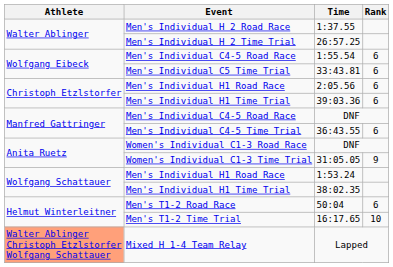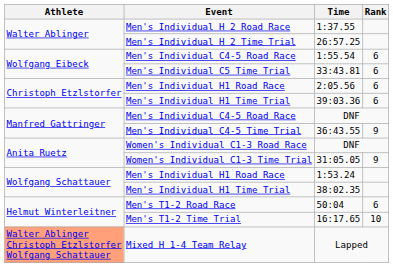(376, 130) 6 -> (376, 130) 9
